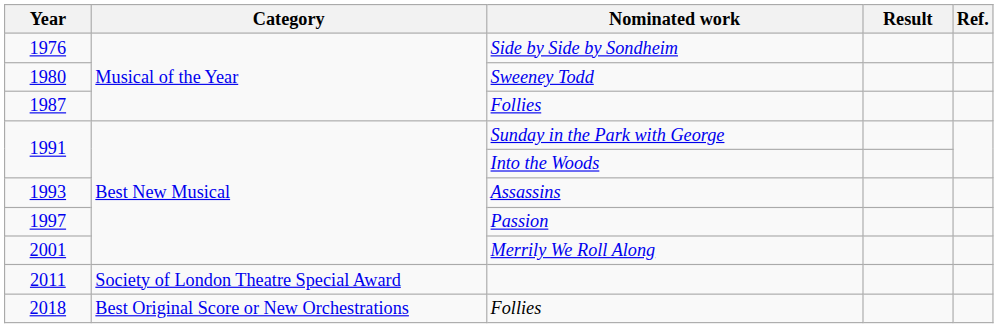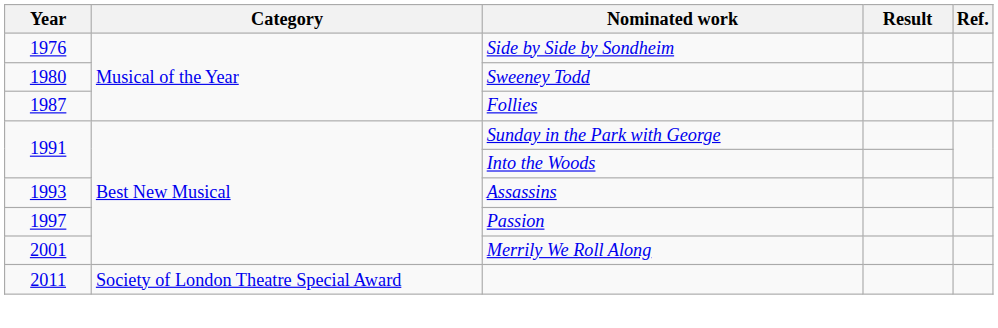- row: (48, 308)
